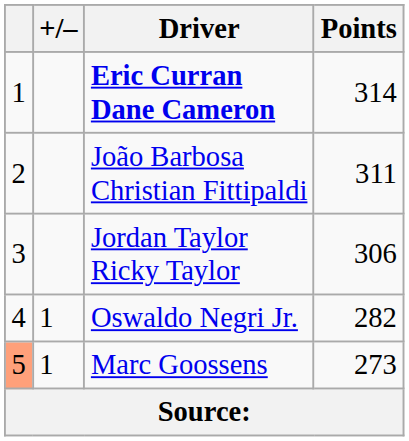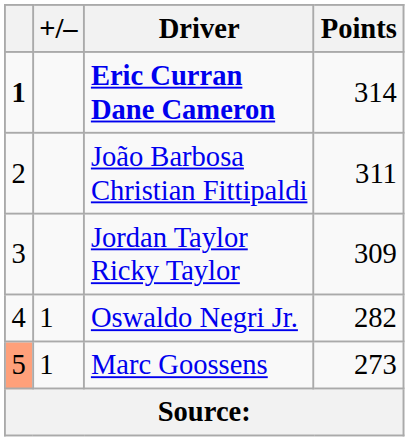(19, 92) normal -> (19, 92) bold
(375, 254) 306 -> (375, 254) 309
